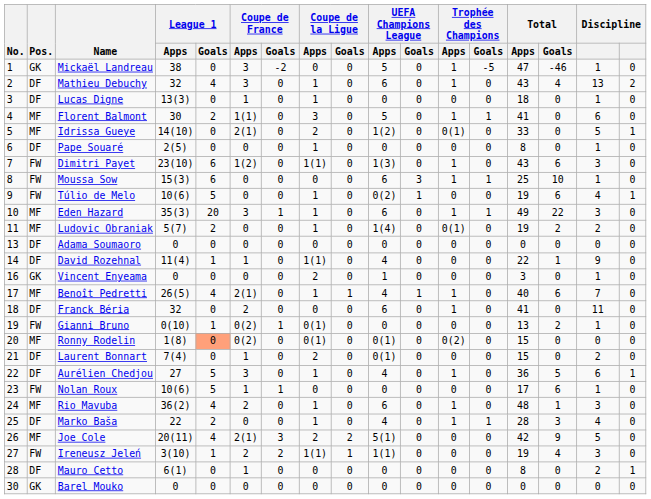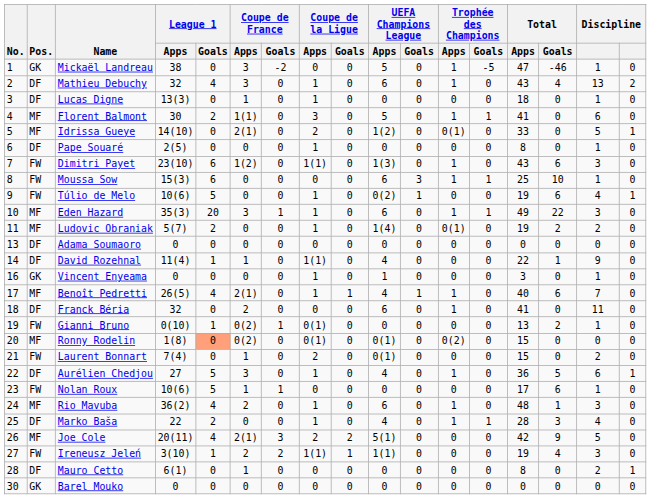(315, 277) 2 -> (315, 277) 1
(35, 357) DF -> (35, 357) FW
